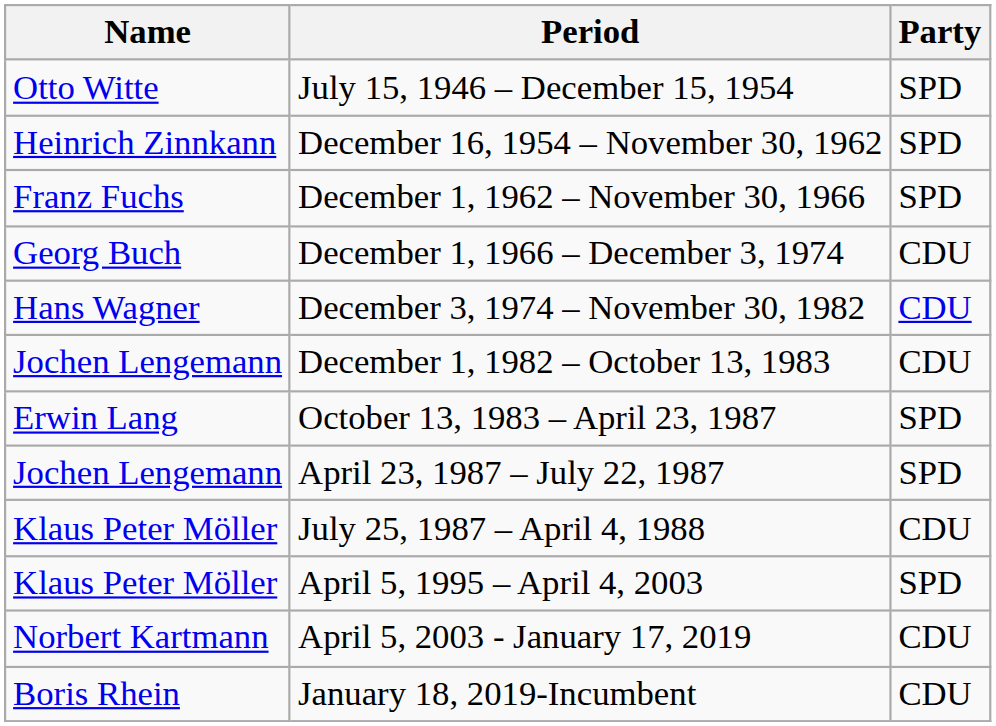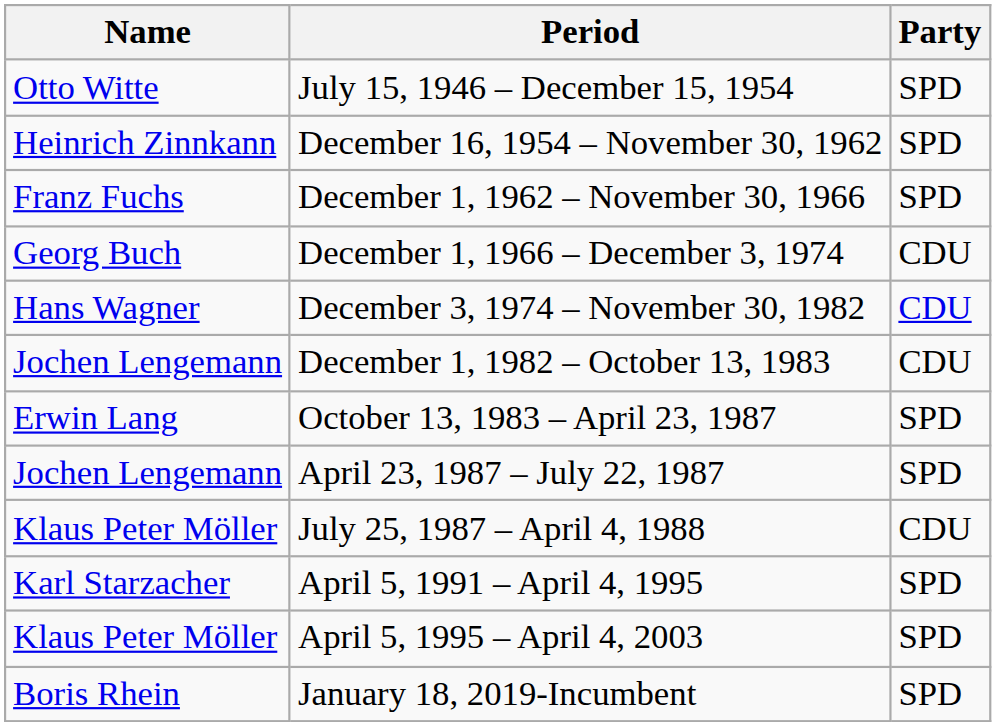+ row: (501, 582)
- row: (525, 637)
(935, 692) CDU -> (930, 692) SPD
